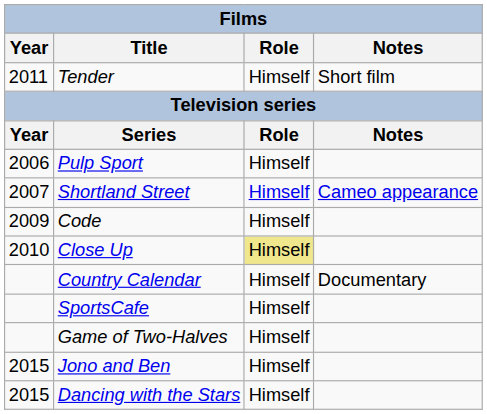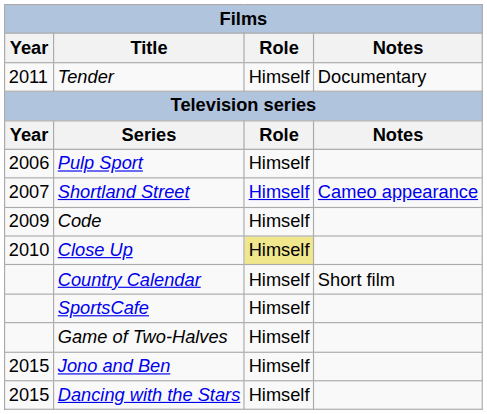(356, 76) Short film -> (372, 76) Documentary
(372, 279) Documentary -> (356, 279) Short film
